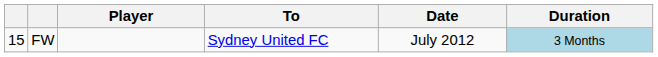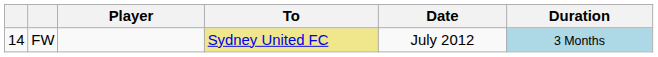(16, 39) 15 -> (16, 39) 14
(268, 39) no background -> (268, 39) khaki background
